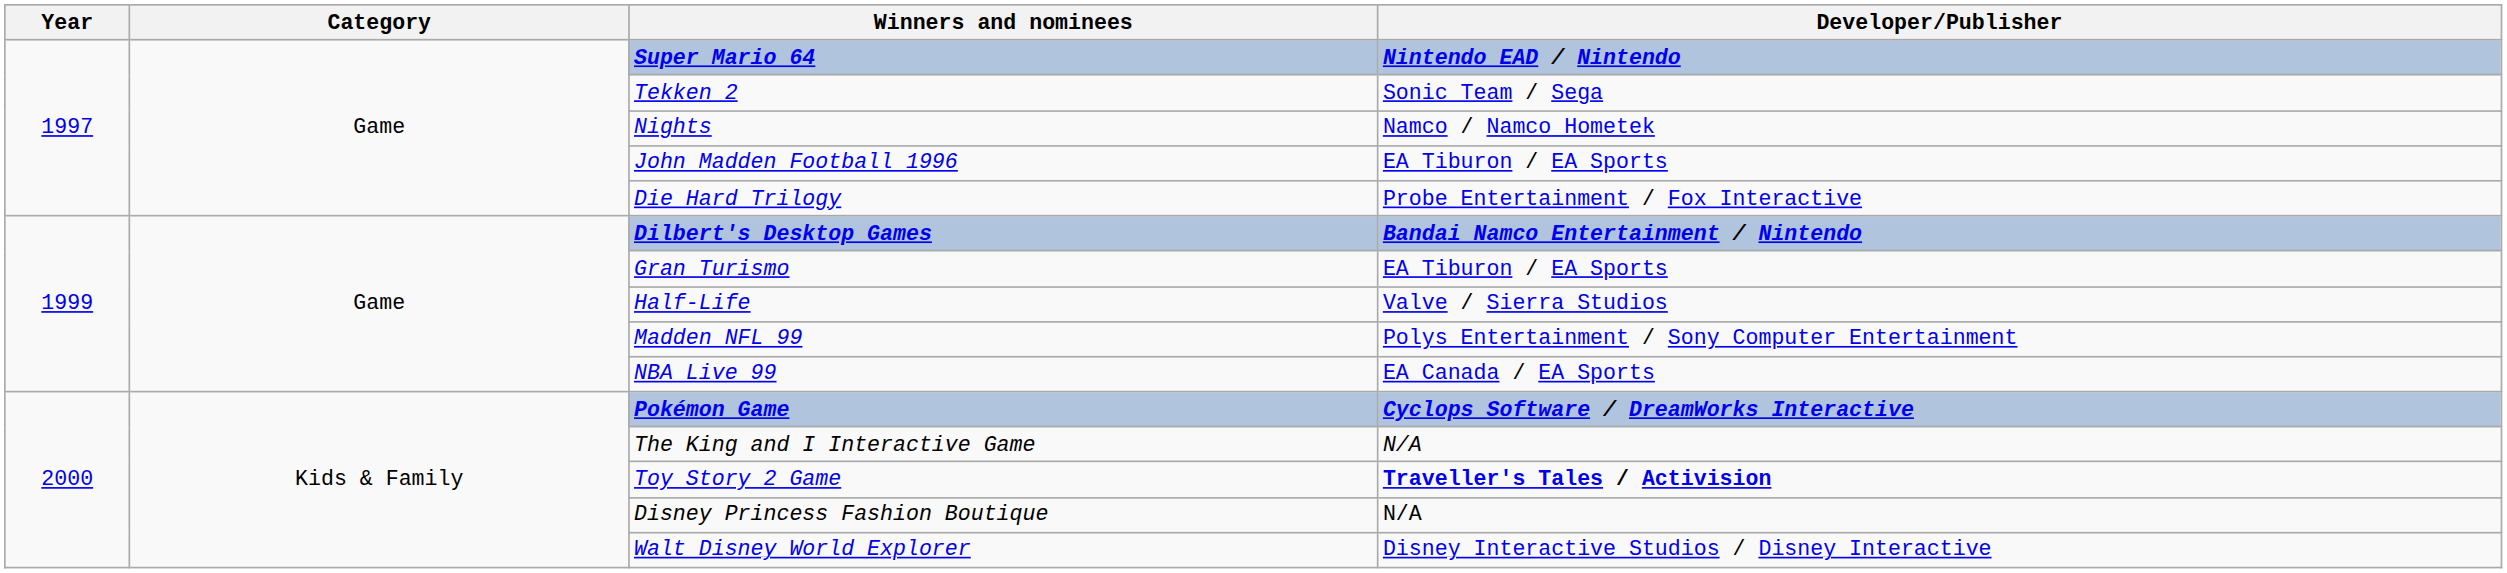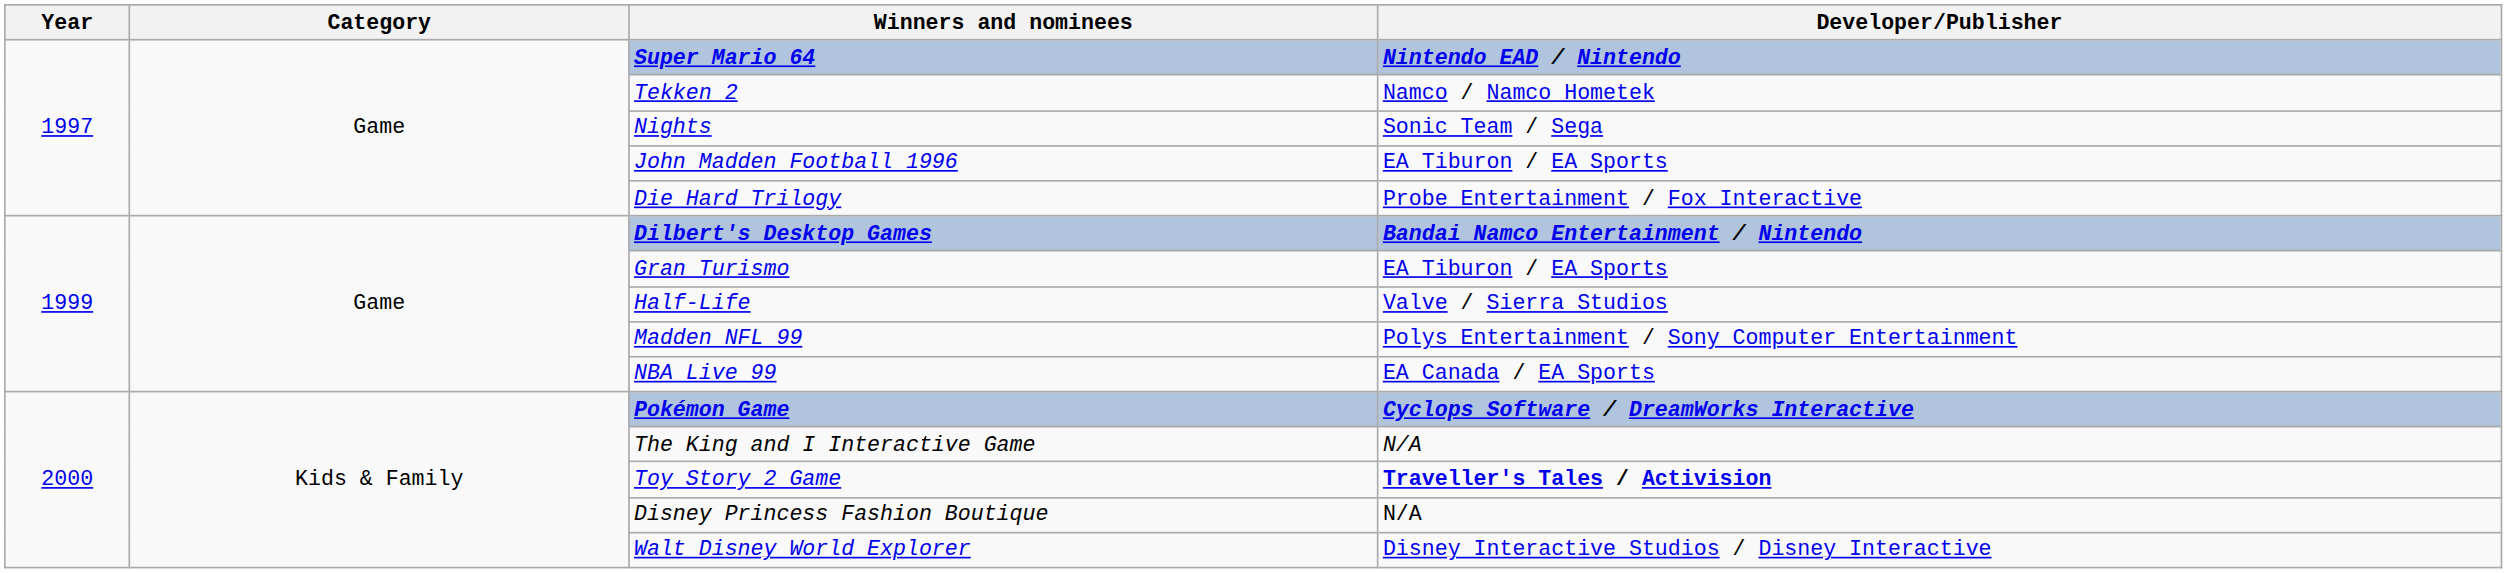(1493, 93) Sonic Team / Sega -> (1519, 93) Namco / Namco Hometek
(1519, 128) Namco / Namco Hometek -> (1493, 128) Sonic Team / Sega
